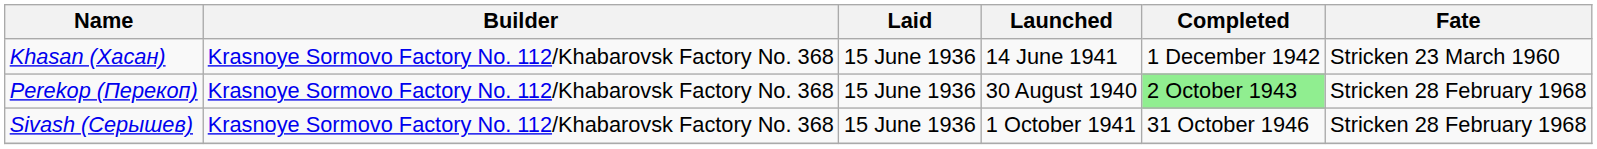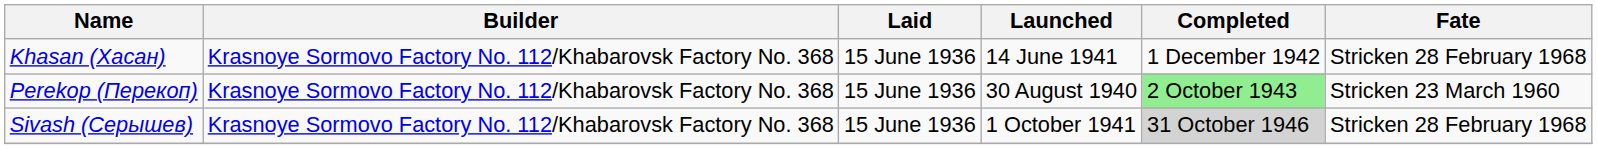(1445, 56) Stricken 23 March 1960 -> (1458, 56) Stricken 28 February 1968
(1458, 90) Stricken 28 February 1968 -> (1445, 90) Stricken 23 March 1960
(1228, 125) no background -> (1228, 125) lightgrey background
